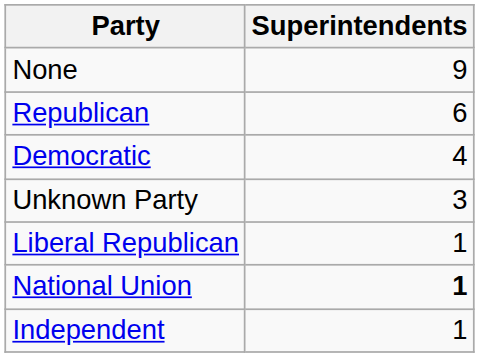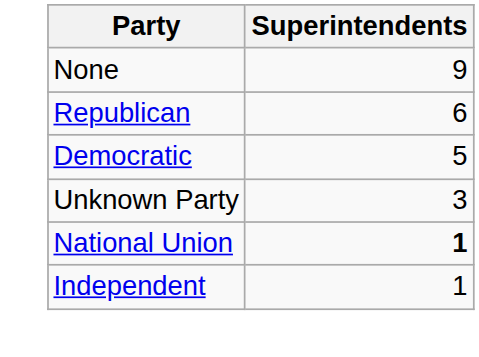(460, 156) 4 -> (460, 156) 5
- row: (126, 243)
